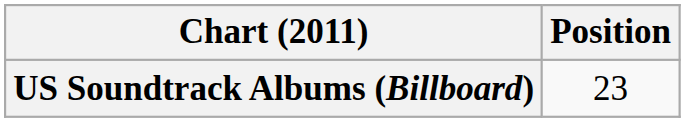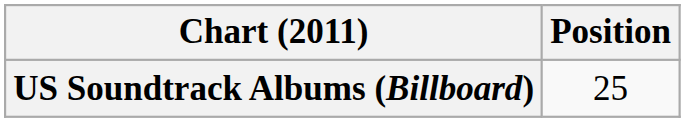(611, 87) 23 -> (611, 87) 25
